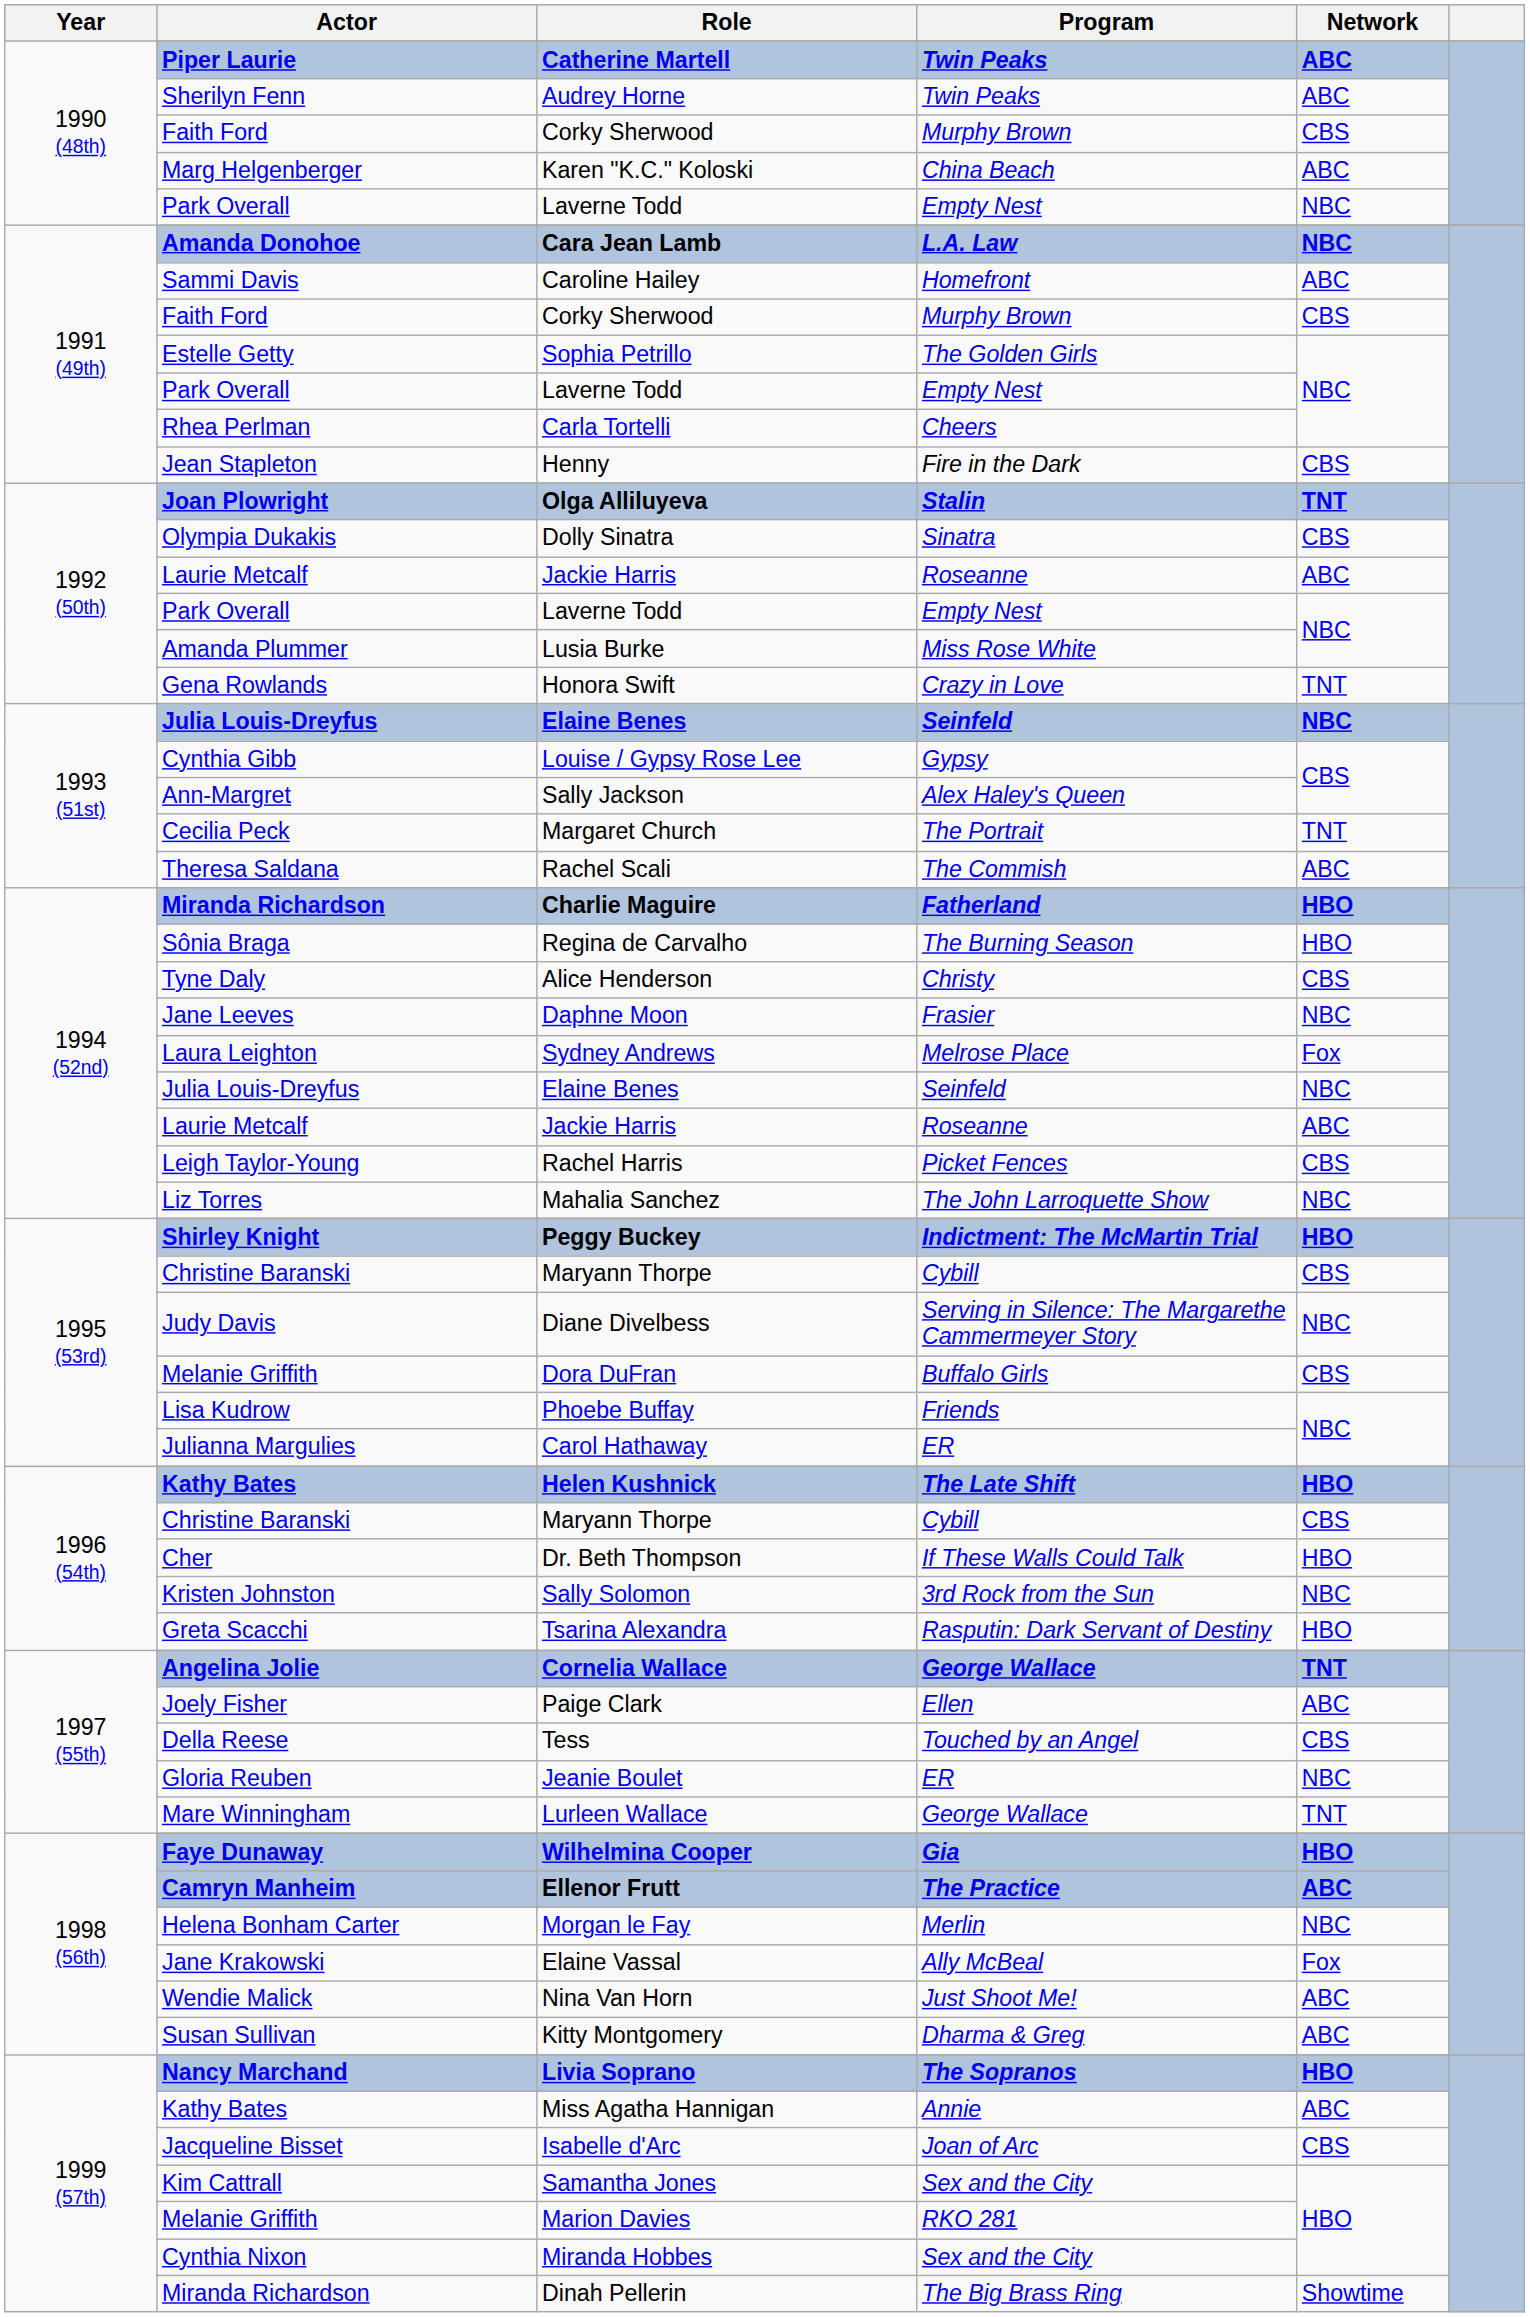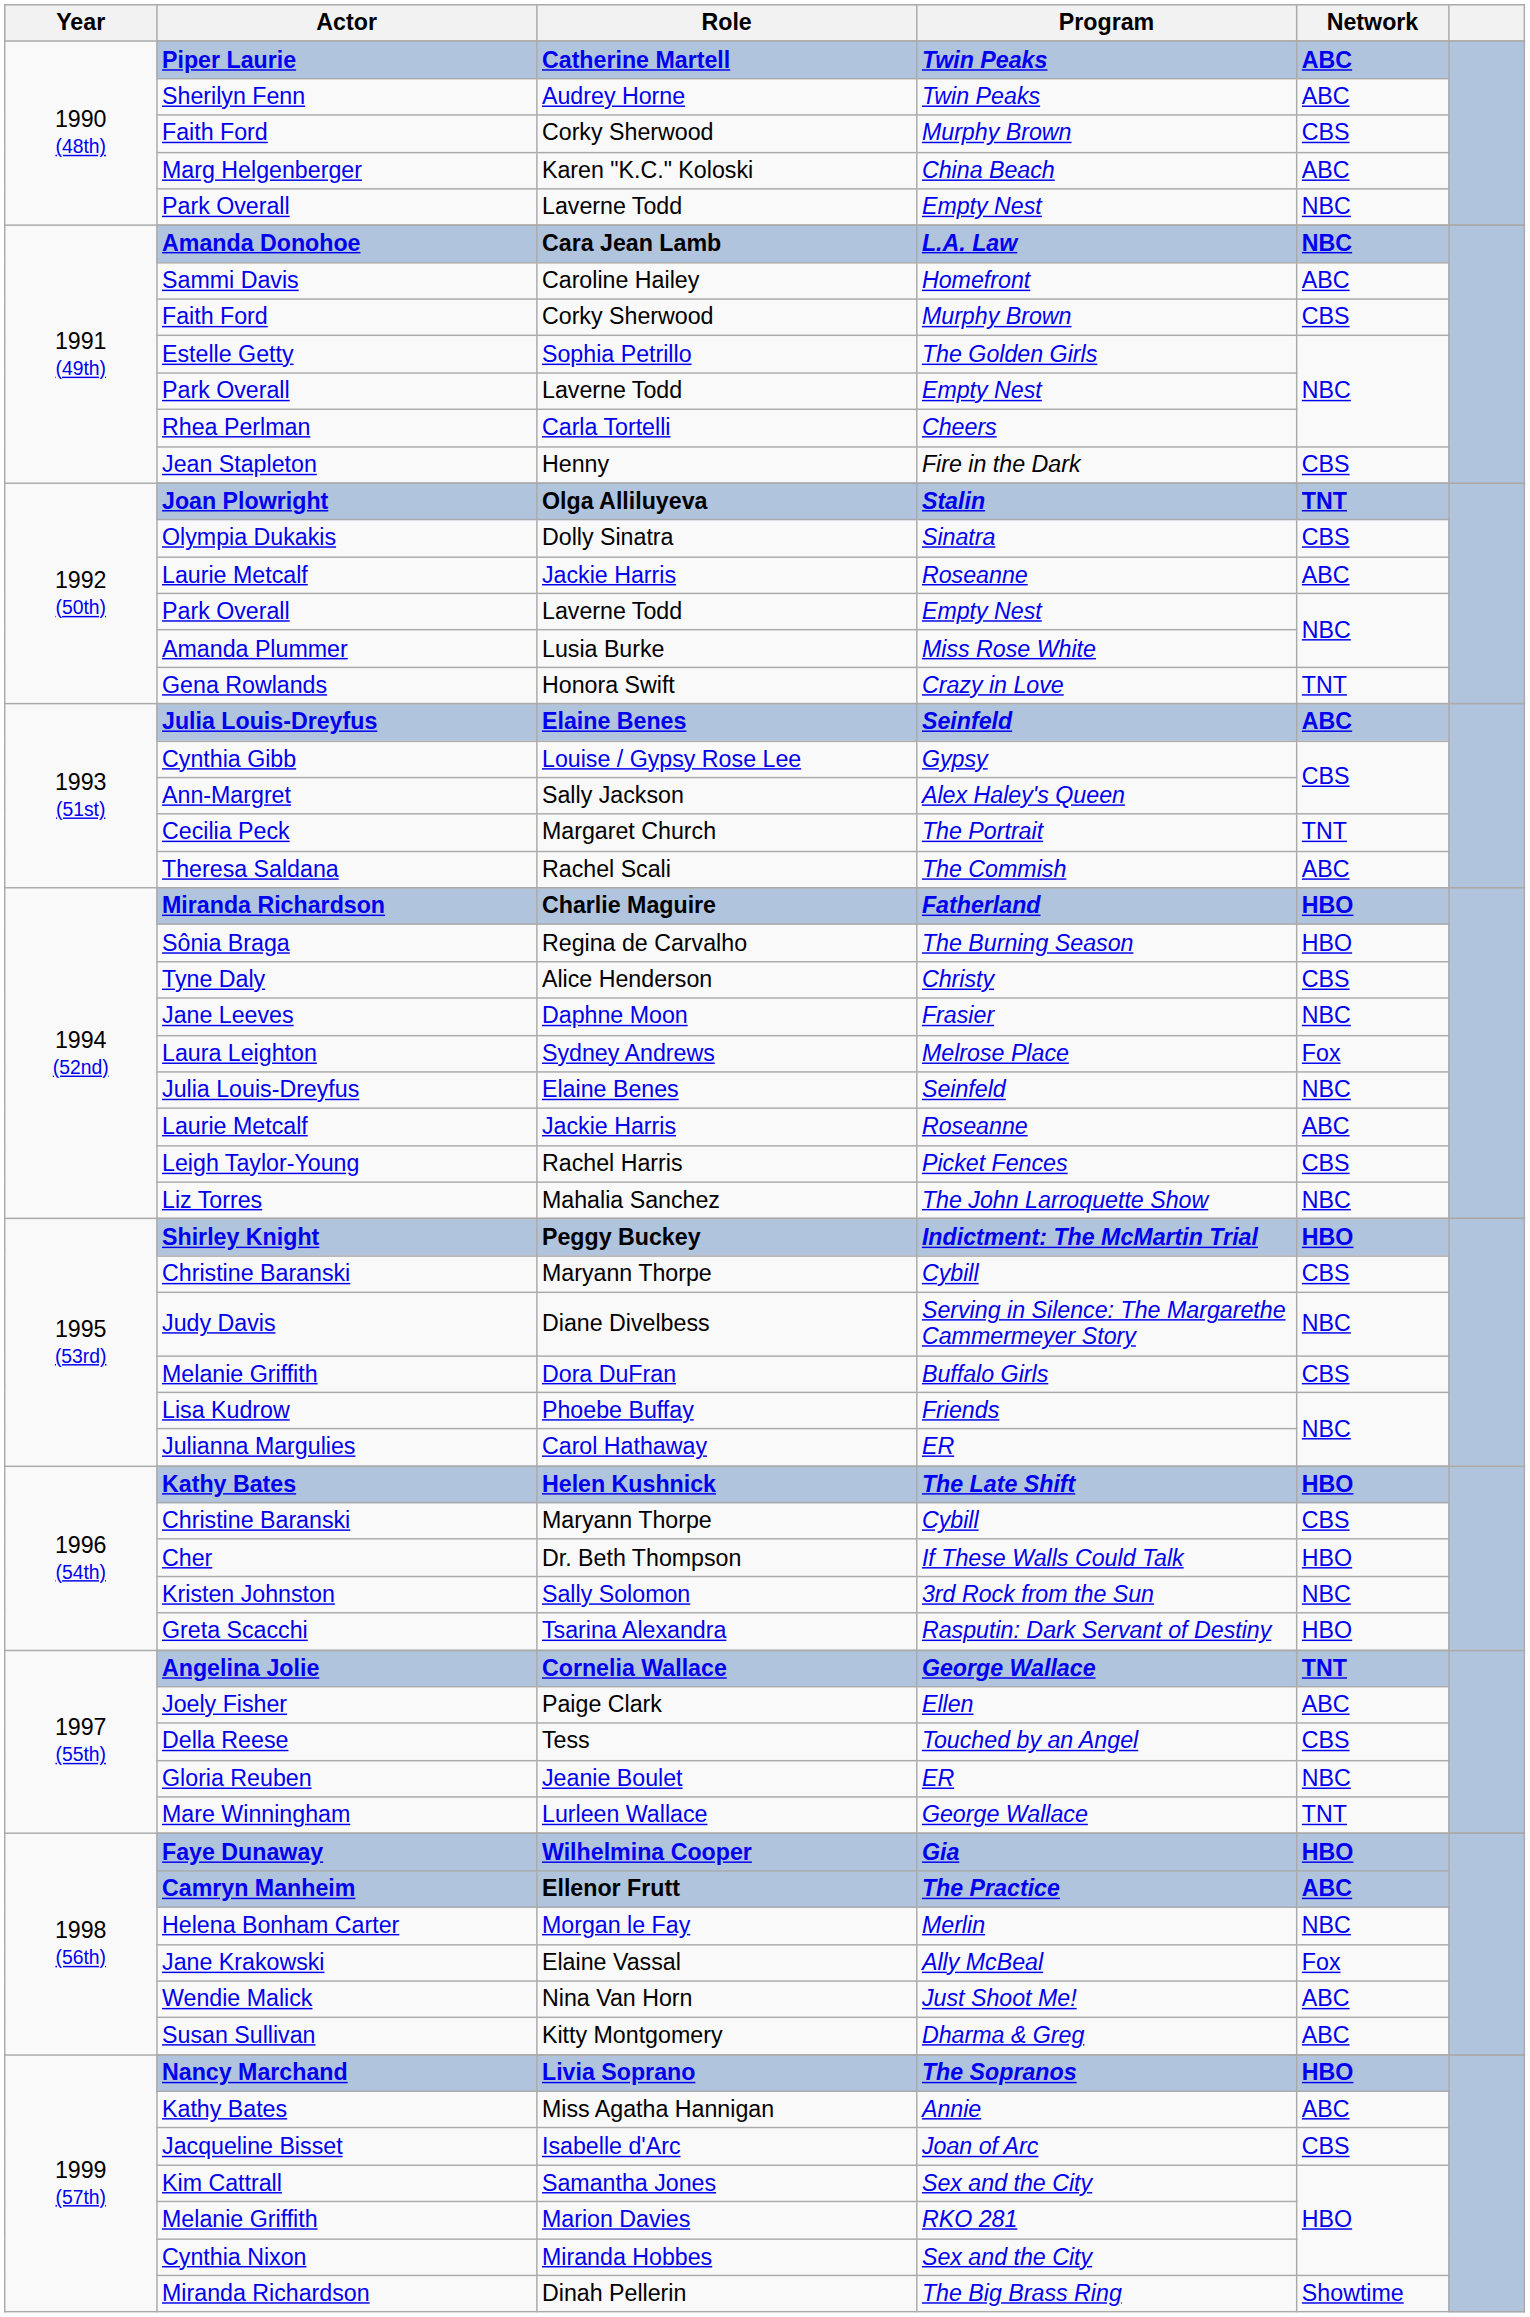(1327, 721) NBC -> (1327, 721) ABC
